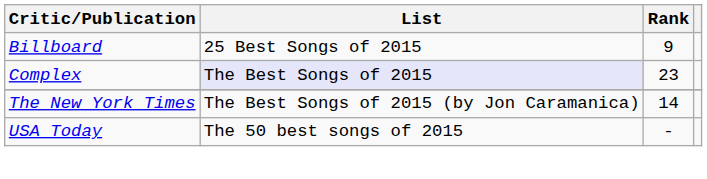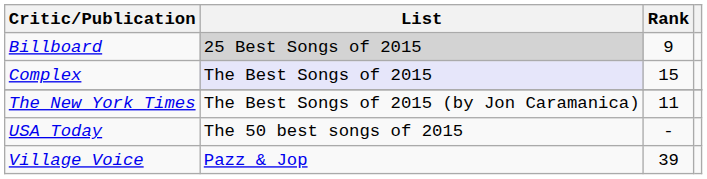(313, 47) no background -> (313, 47) lightgrey background
(669, 75) 23 -> (669, 75) 15
(669, 103) 14 -> (669, 103) 11
+ row: (76, 160)
